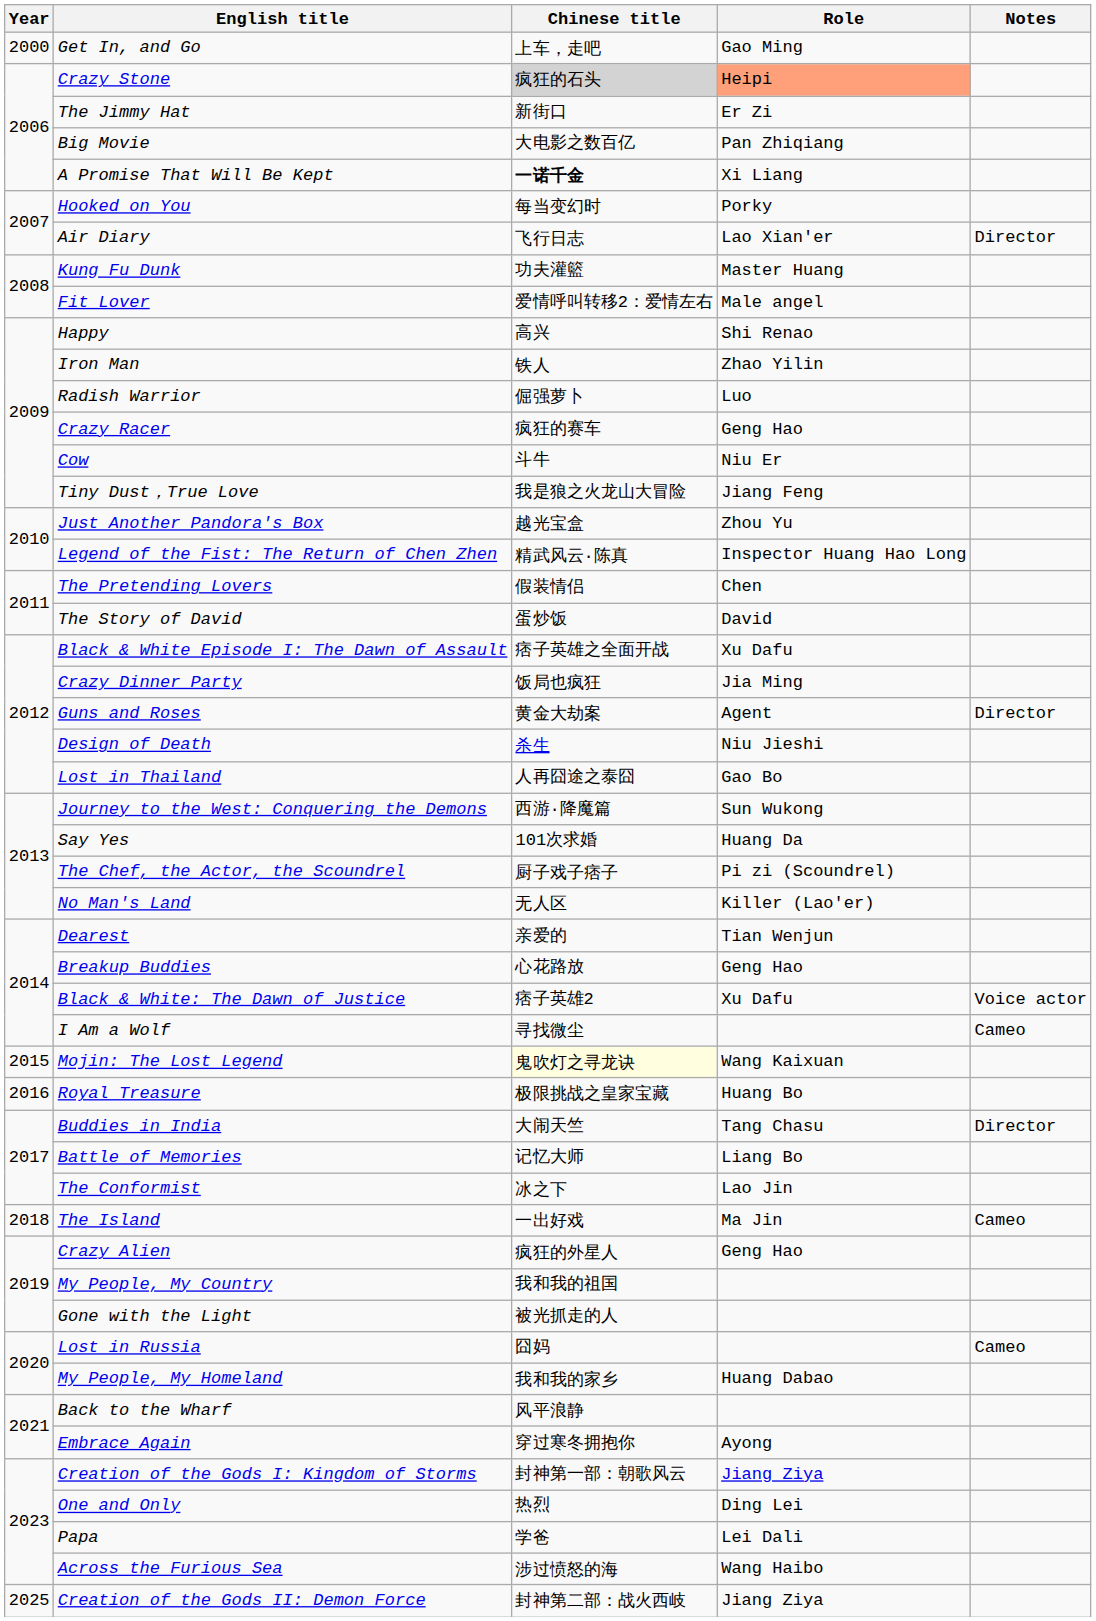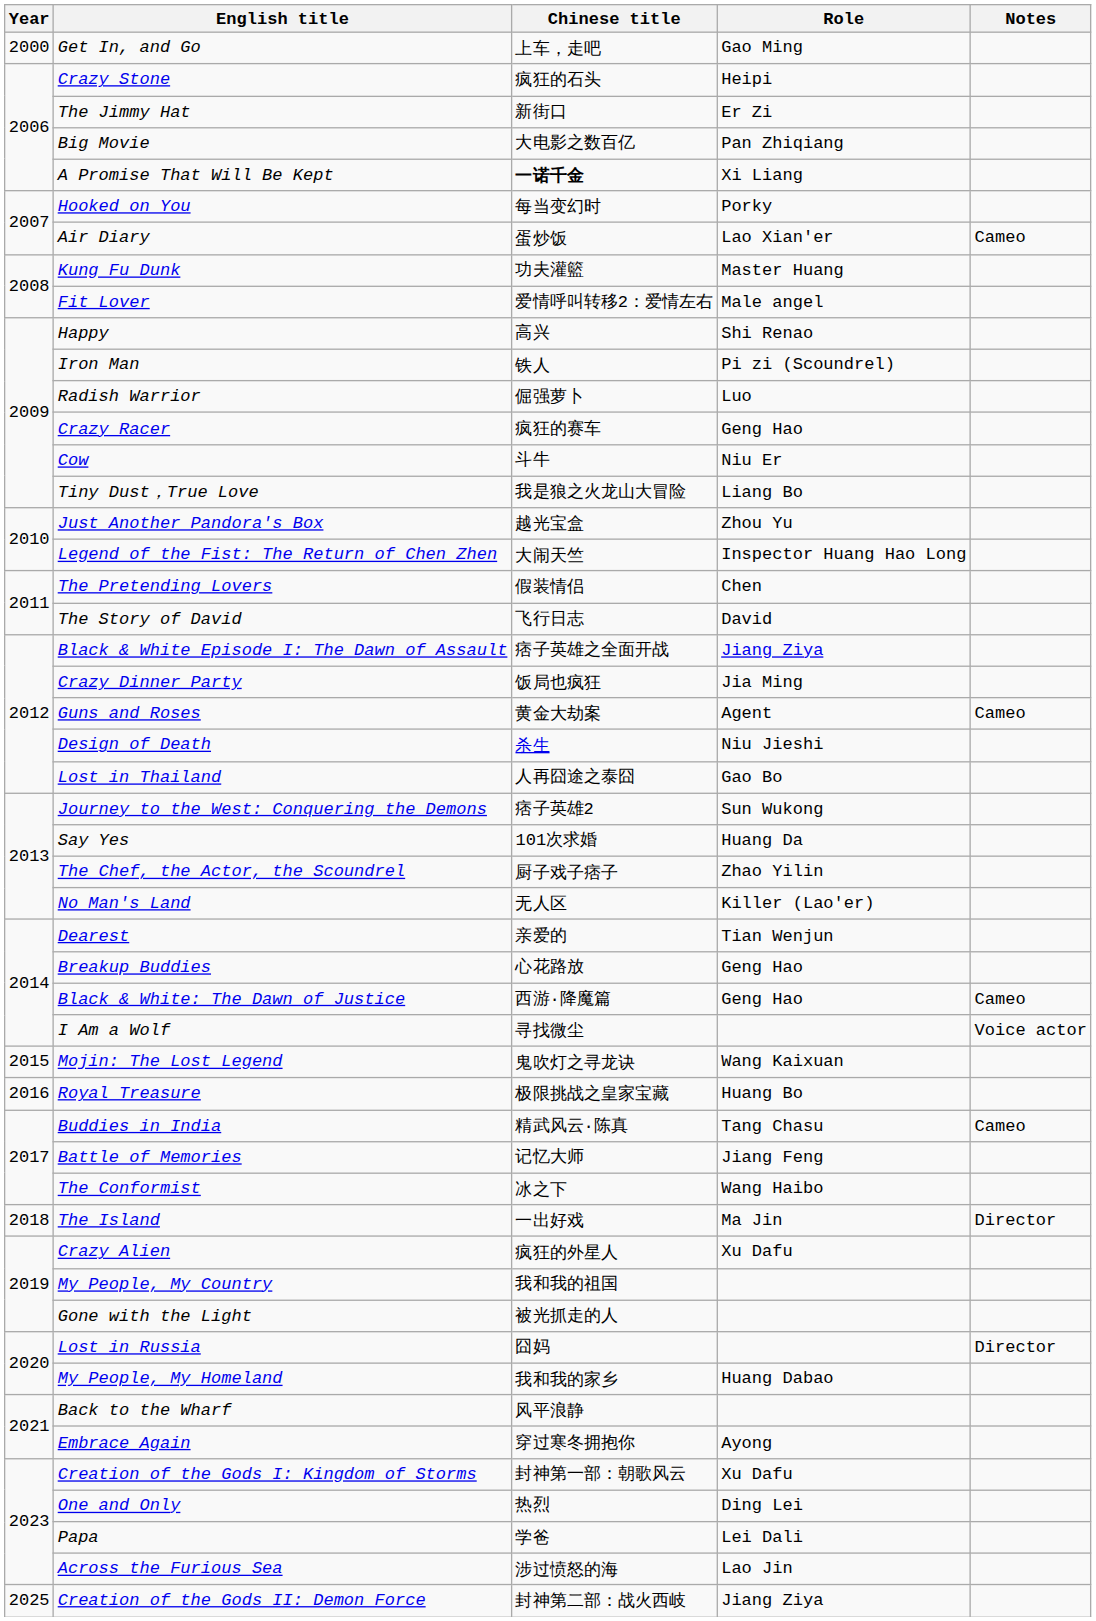(558, 81) lightgrey background -> (558, 81) no background
(747, 80) lightsalmon background -> (747, 80) no background
(550, 239) 飞行日志 -> (541, 239) 蛋炒饭
(1015, 238) Director -> (1000, 238) Cameo
(772, 365) Zhao Yilin -> (808, 365) Pi zi (Scoundrel)
(772, 492) Jiang Feng -> (762, 492) Liang Bo
(572, 556) 精武风云·陈真 -> (550, 556) 大闹天竺
(541, 619) 蛋炒饭 -> (550, 619) 飞行日志
(757, 650) Xu Dafu -> (772, 650) Jiang Ziya
(1015, 714) Director -> (1000, 714) Cameo
(563, 809) 西游·降魔篇 -> (555, 809) 痞子英雄2
(808, 872) Pi zi (Scoundrel) -> (772, 872) Zhao Yilin
(555, 999) 痞子英雄2 -> (563, 999) 西游·降魔篇
(757, 999) Xu Dafu -> (762, 999) Geng Hao
(1031, 999) Voice actor -> (1000, 999) Cameo
(1000, 1031) Cameo -> (1031, 1031) Voice actor
(575, 1063) lightyellow background -> (575, 1063) no background
(550, 1126) 大闹天竺 -> (572, 1126) 精武风云·陈真
(1015, 1126) Director -> (1000, 1126) Cameo
(762, 1157) Liang Bo -> (772, 1157) Jiang Feng
(757, 1189) Lao Jin -> (772, 1189) Wang Haibo
(1000, 1221) Cameo -> (1015, 1221) Director
(762, 1252) Geng Hao -> (757, 1252) Xu Dafu
(1000, 1347) Cameo -> (1015, 1347) Director
(772, 1474) Jiang Ziya -> (757, 1474) Xu Dafu
(772, 1569) Wang Haibo -> (757, 1569) Lao Jin
